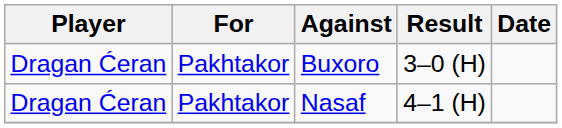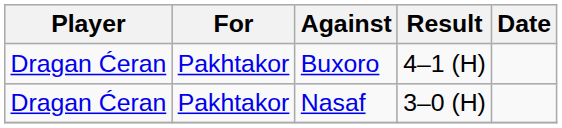(445, 63) 3–0 (H) -> (445, 63) 4–1 (H)
(445, 102) 4–1 (H) -> (445, 102) 3–0 (H)
